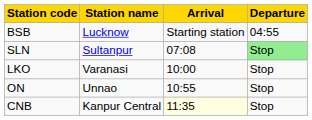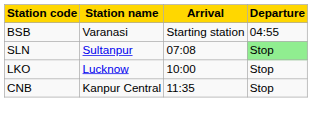(106, 32) Lucknow -> (105, 32) Varanasi
(105, 69) Varanasi -> (106, 69) Lucknow
- row: (16, 87)
(181, 106) lightyellow background -> (181, 87) no background
